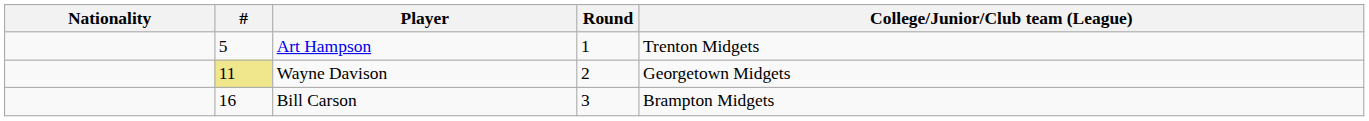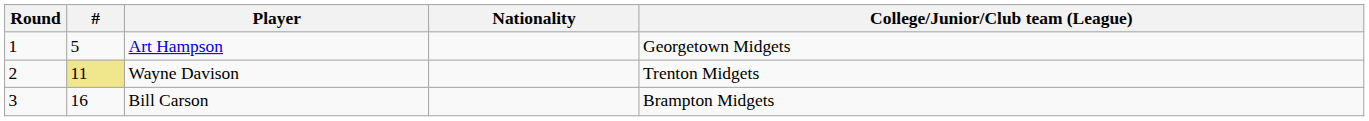columns swapped: (608, 18) <-> (110, 18)
(701, 45) Trenton Midgets -> (717, 45) Georgetown Midgets
(717, 73) Georgetown Midgets -> (701, 73) Trenton Midgets
